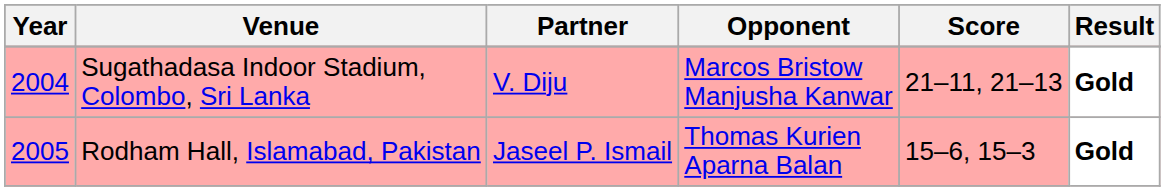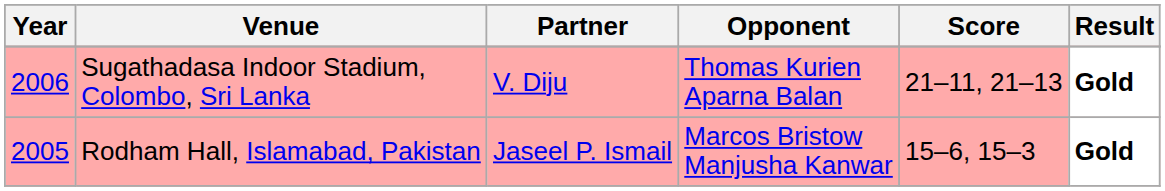(40, 82) 2004 -> (40, 82) 2006
(789, 82) Marcos Bristow Manjusha Kanwar -> (773, 82) Thomas Kurien Aparna Balan
(773, 152) Thomas Kurien Aparna Balan -> (789, 152) Marcos Bristow Manjusha Kanwar
